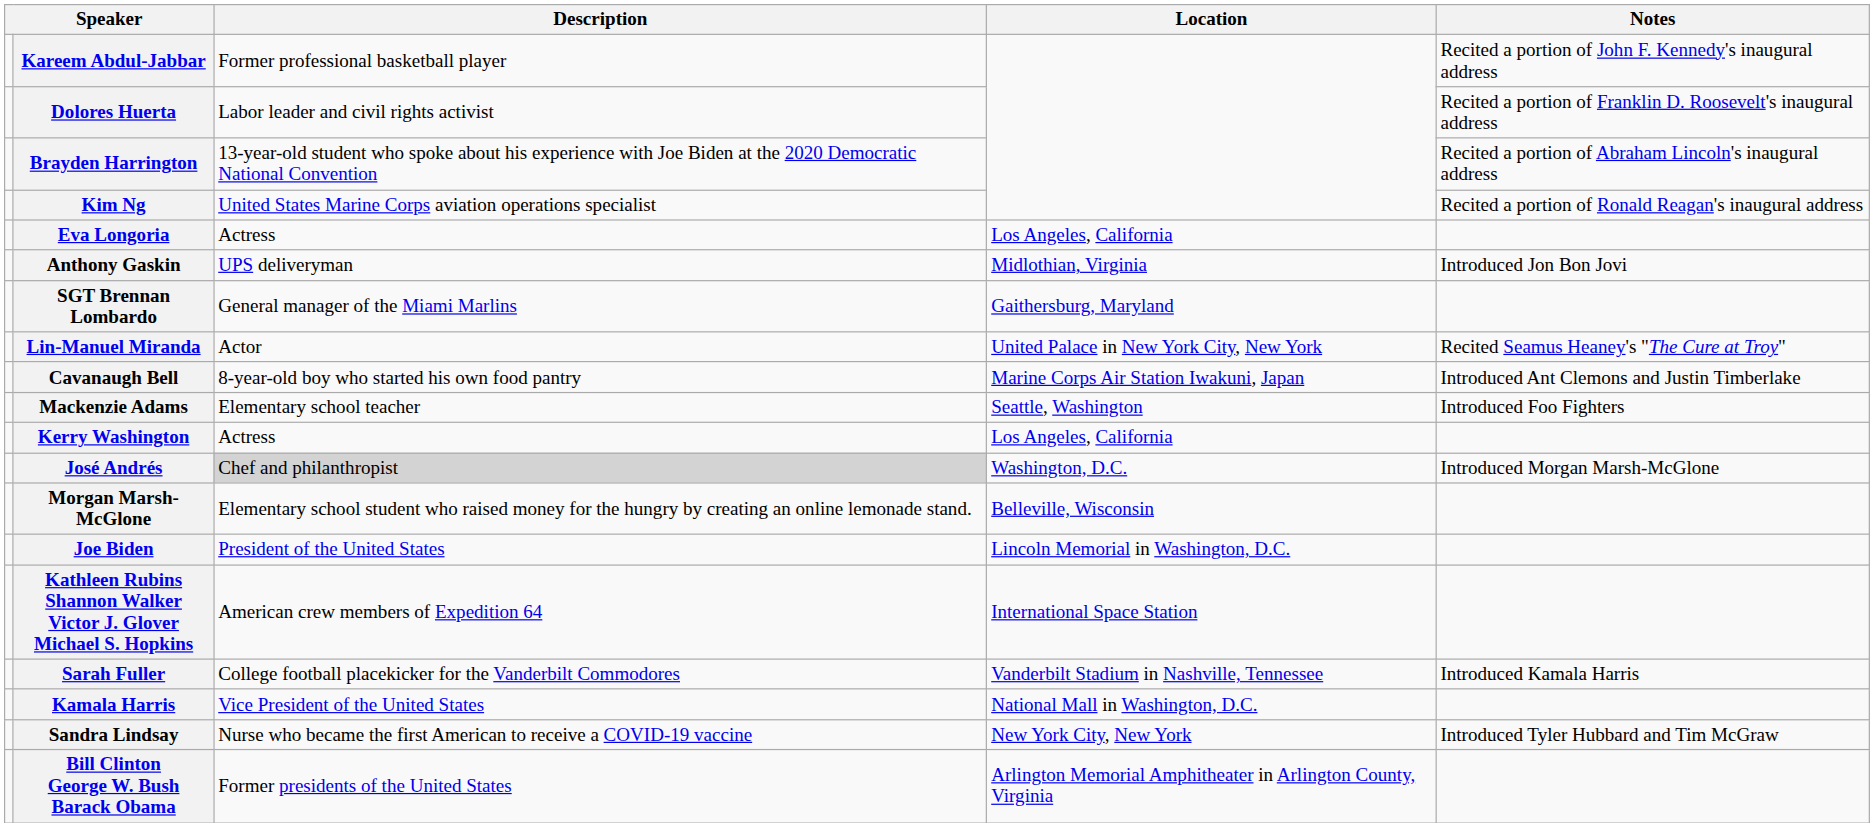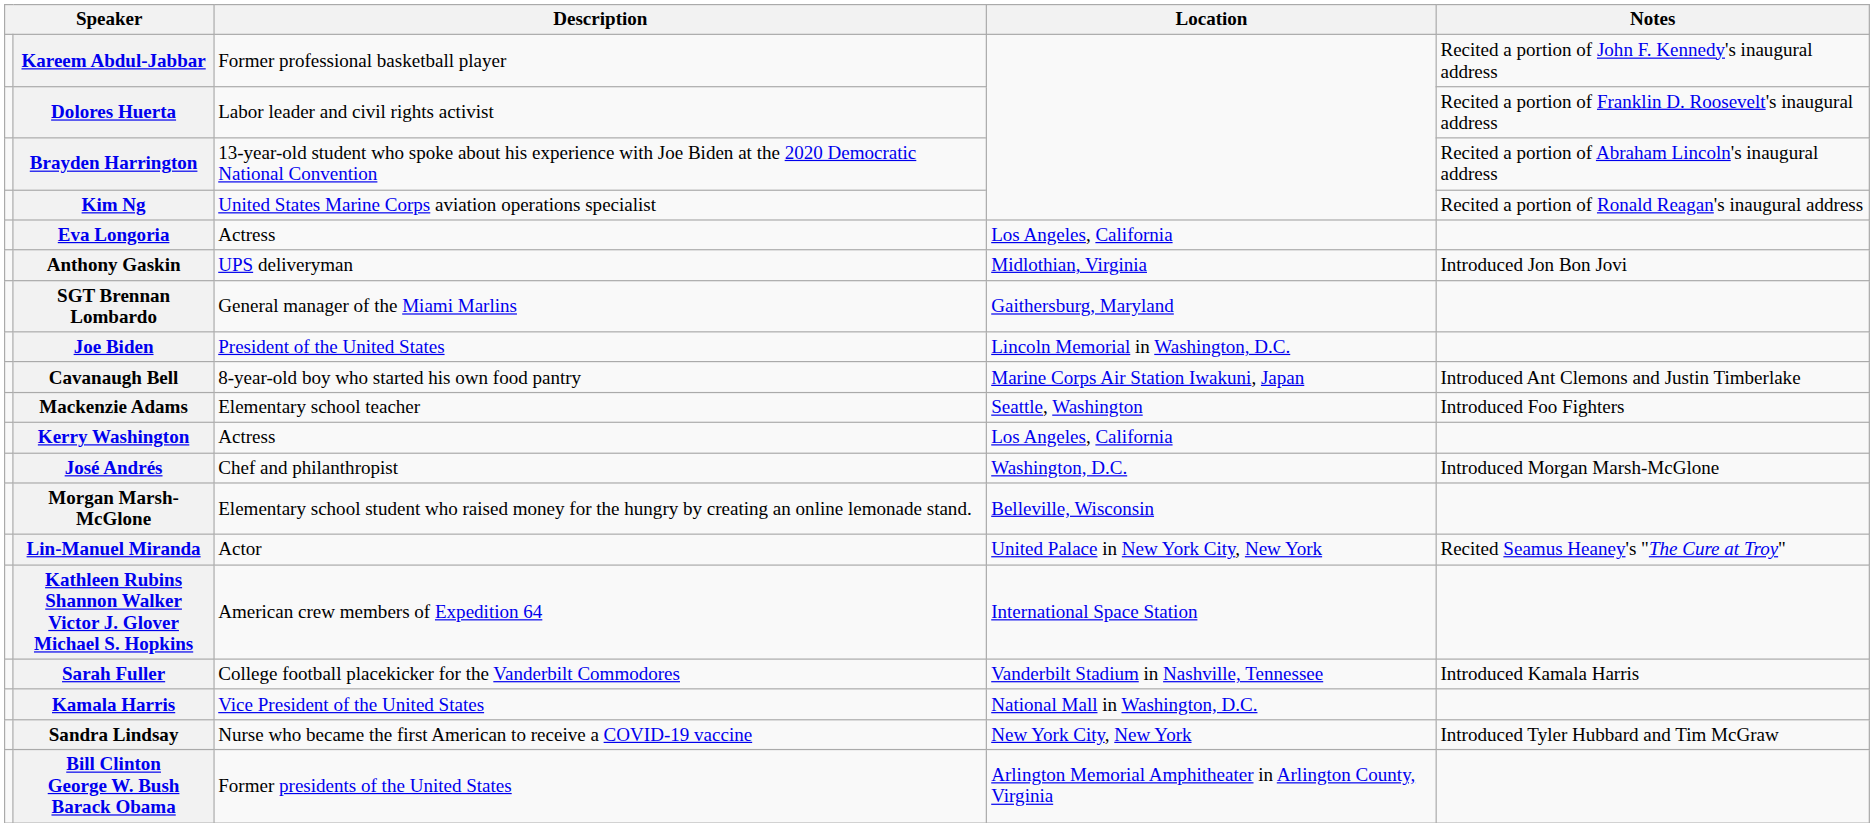rows swapped: (114, 549) <-> (114, 346)
(308, 467) lightgrey background -> (308, 467) no background
